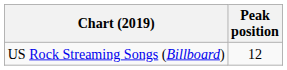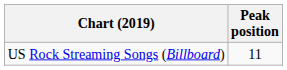(255, 53) 12 -> (255, 53) 11
